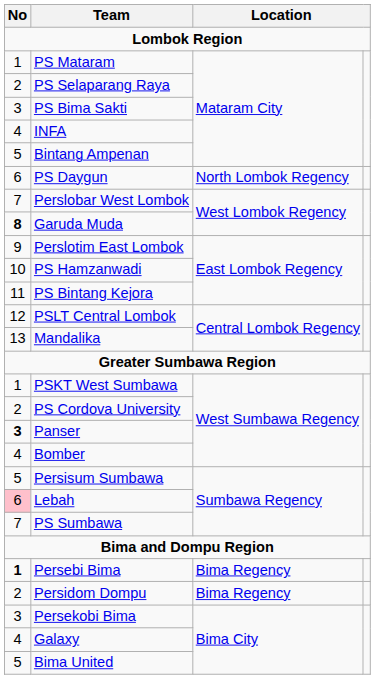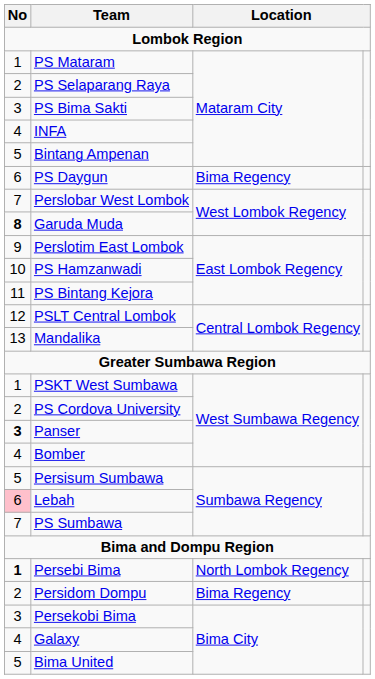(272, 177) North Lombok Regency -> (243, 177) Bima Regency
(243, 570) Bima Regency -> (272, 570) North Lombok Regency
